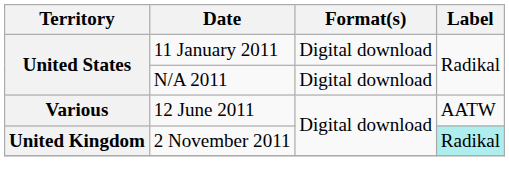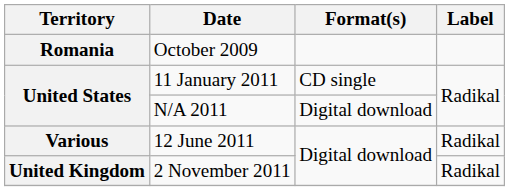+ row: (206, 49)
(366, 49) Digital download -> (338, 79) CD single
(468, 110) AATW -> (470, 140) Radikal
(470, 140) paleturquoise background -> (470, 170) no background
